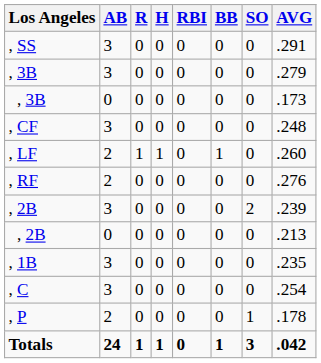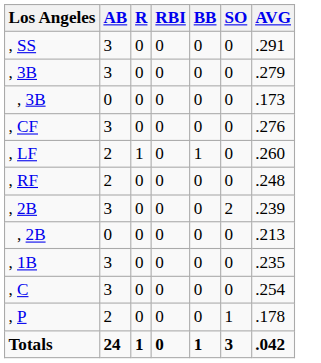- column: (162, 18)
(291, 126) .248 -> (270, 126) .276
(291, 180) .276 -> (270, 180) .248
